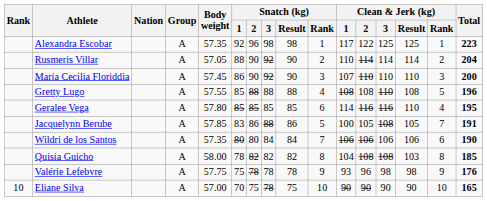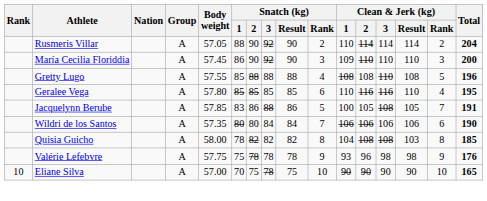- row: (73, 44)
(346, 76) 107 -> (346, 60) 109
(346, 108) 114 -> (346, 92) 110
